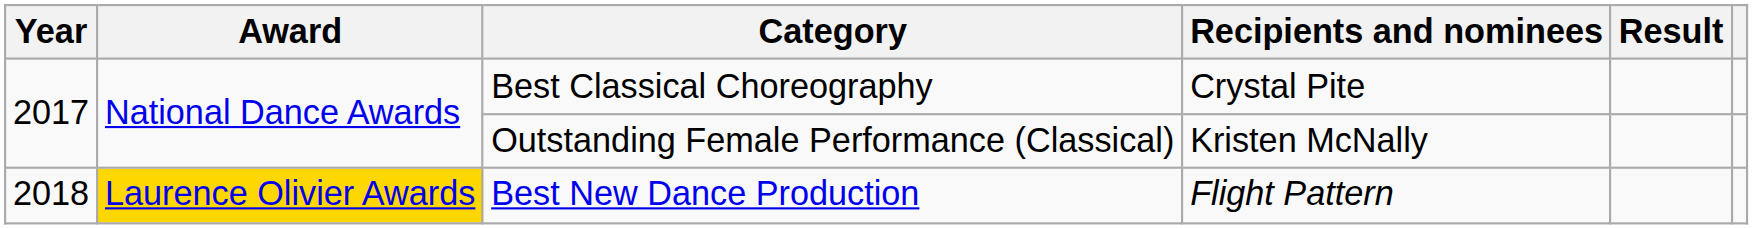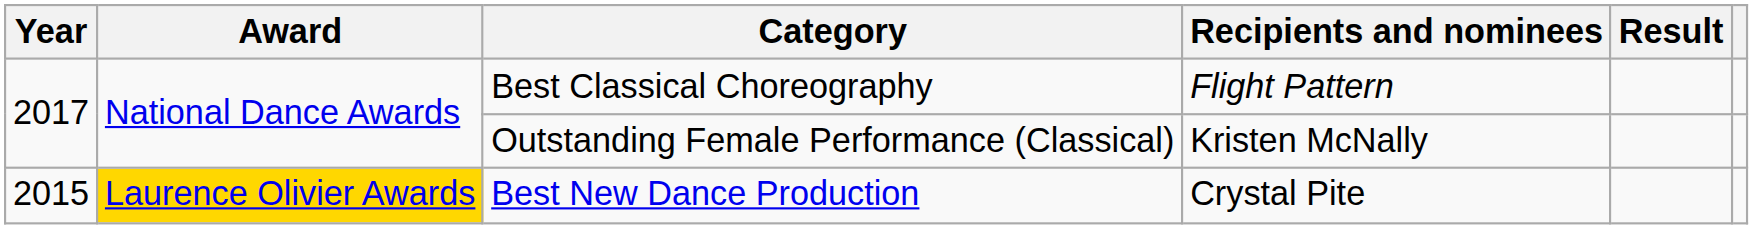(1278, 85) Crystal Pite -> (1292, 85) Flight Pattern
(51, 194) 2018 -> (51, 194) 2015
(1292, 194) Flight Pattern -> (1278, 194) Crystal Pite
